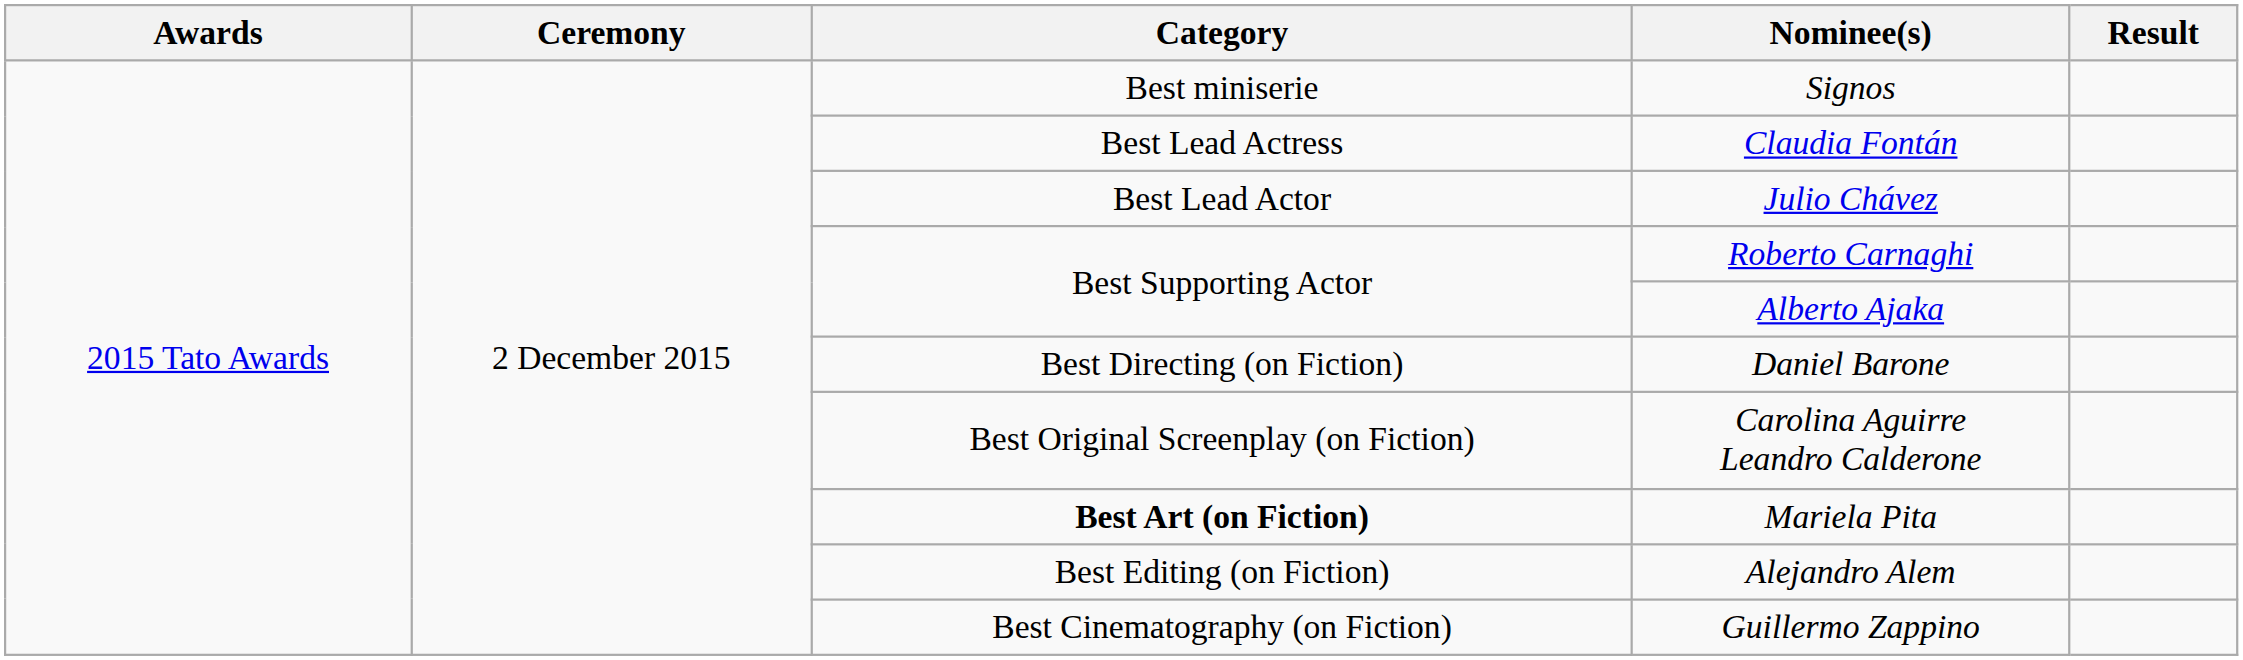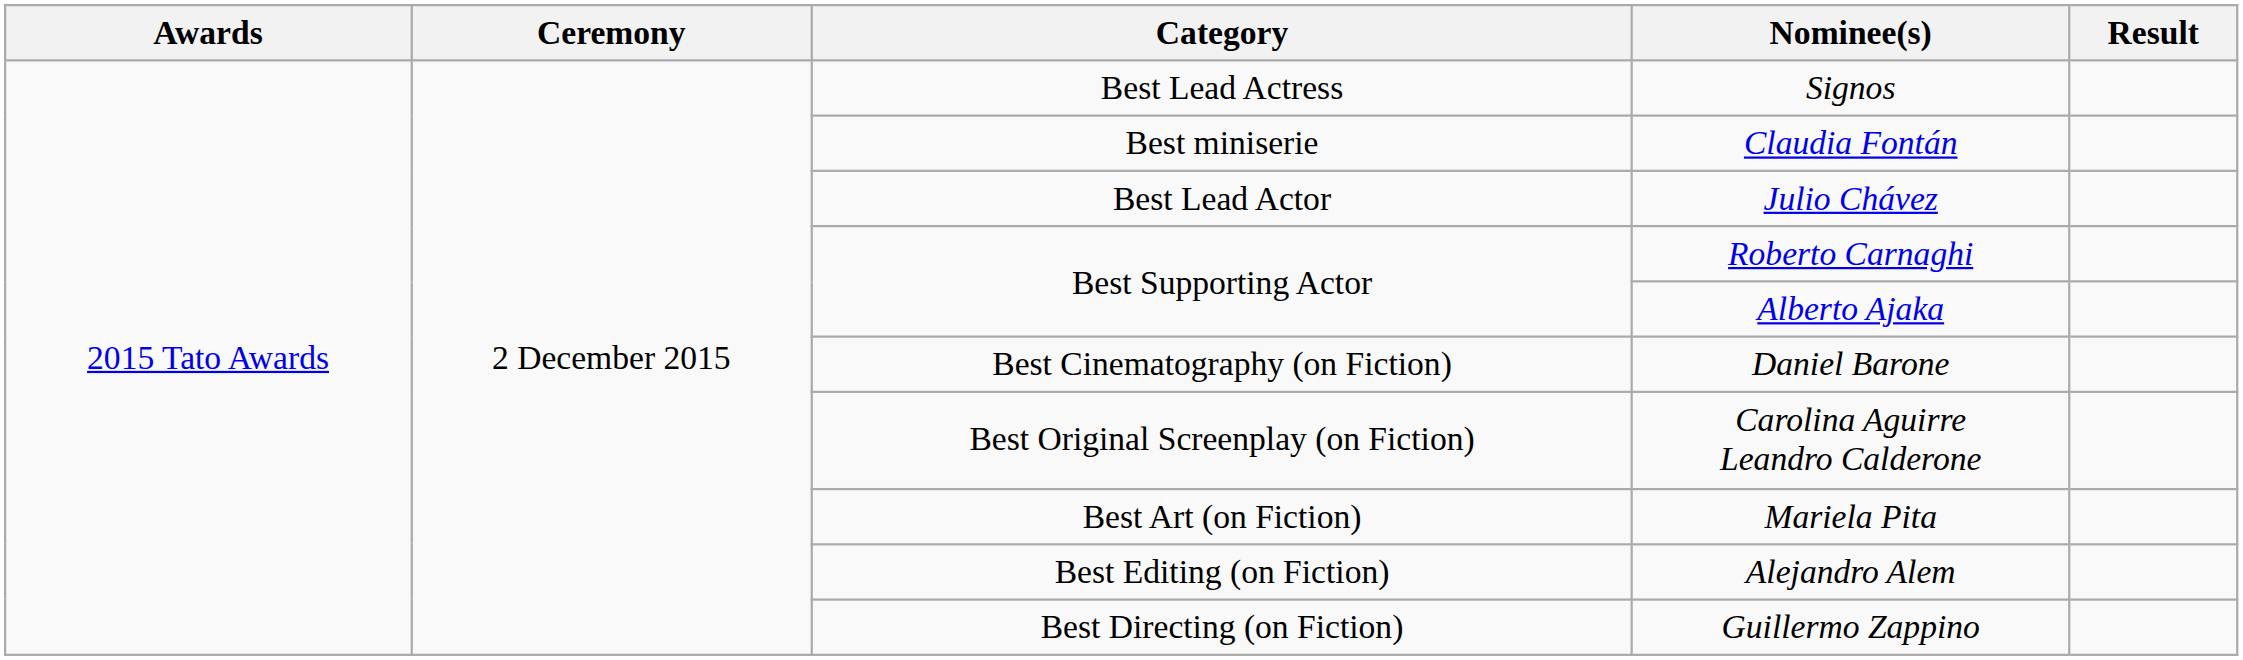(1222, 87) Best miniserie -> (1222, 87) Best Lead Actress
(1222, 143) Best Lead Actress -> (1222, 143) Best miniserie
(1222, 364) Best Directing (on Fiction) -> (1222, 364) Best Cinematography (on Fiction)
(1222, 515) bold -> (1222, 515) normal
(1222, 626) Best Cinematography (on Fiction) -> (1222, 626) Best Directing (on Fiction)
